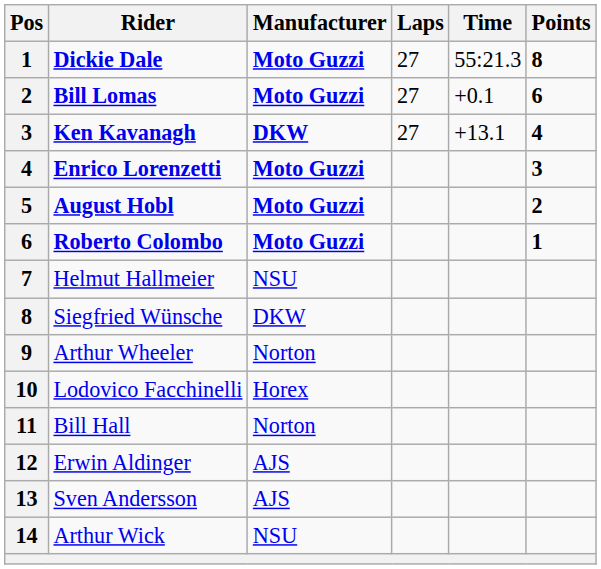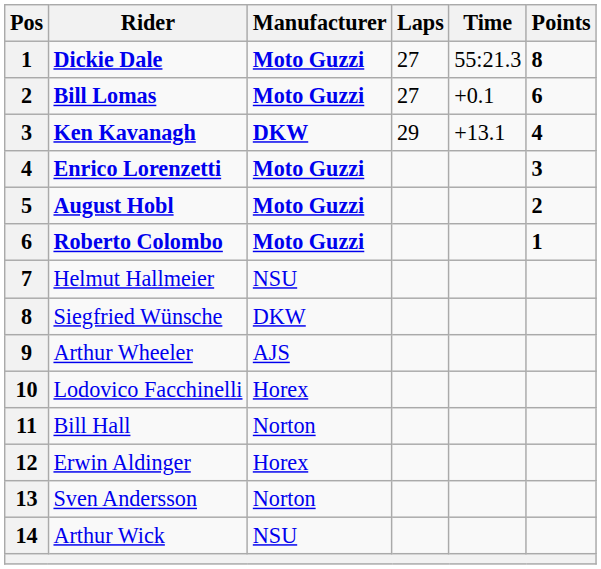(408, 132) 27 -> (408, 132) 29
(284, 352) Norton -> (271, 352) AJS
(271, 462) AJS -> (281, 462) Horex
(271, 498) AJS -> (284, 498) Norton
